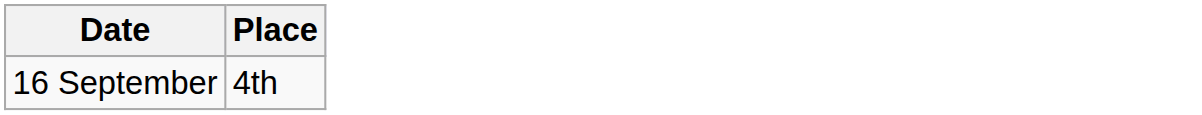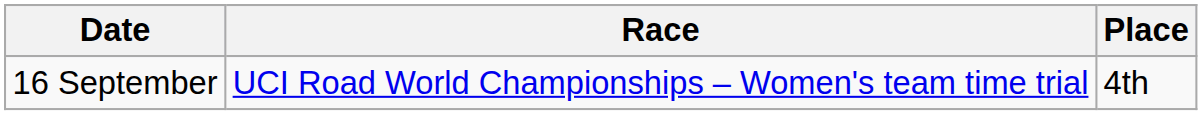+ column: (661, 30)
